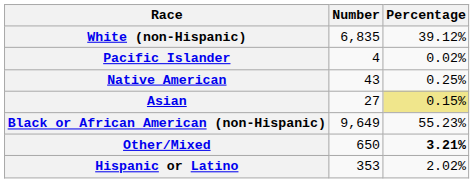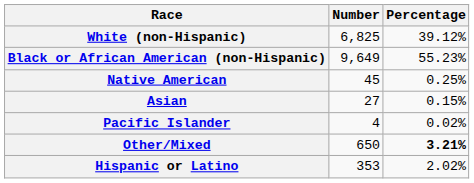(360, 37) 6,835 -> (360, 37) 6,825
rows swapped: (167, 123) <-> (167, 59)
(372, 80) 43 -> (372, 80) 45
(446, 102) khaki background -> (446, 102) no background
